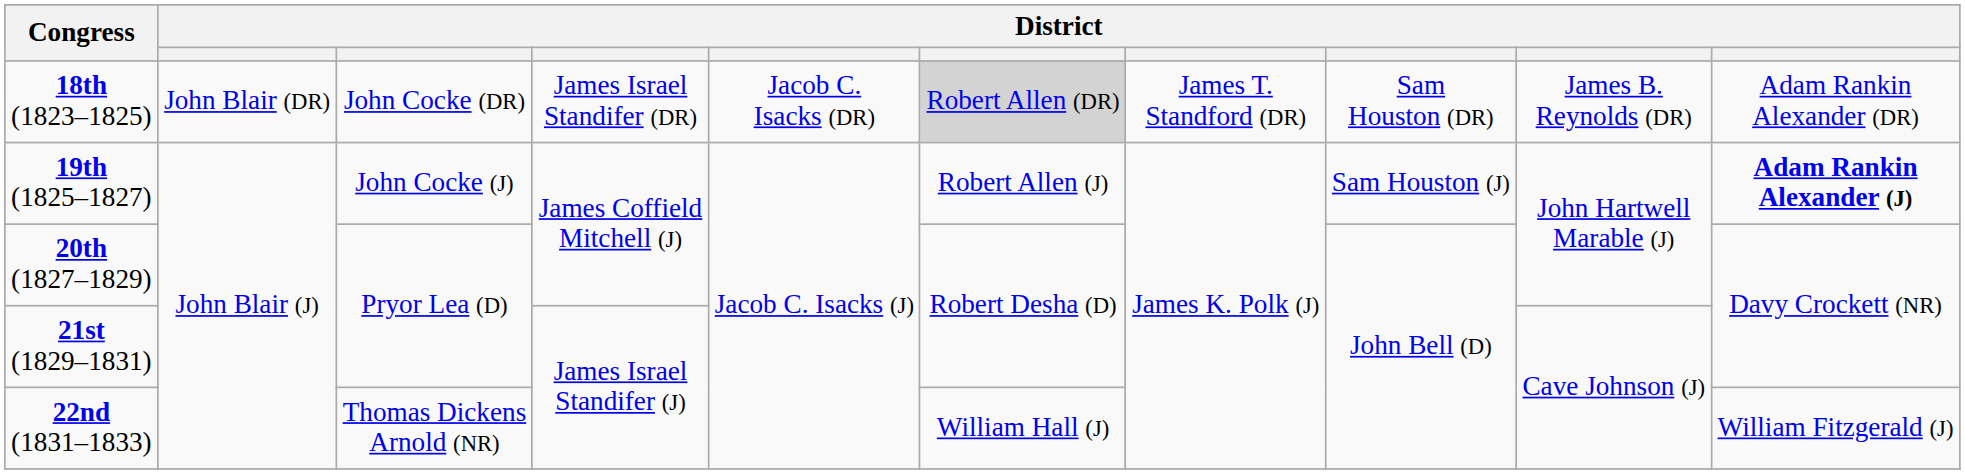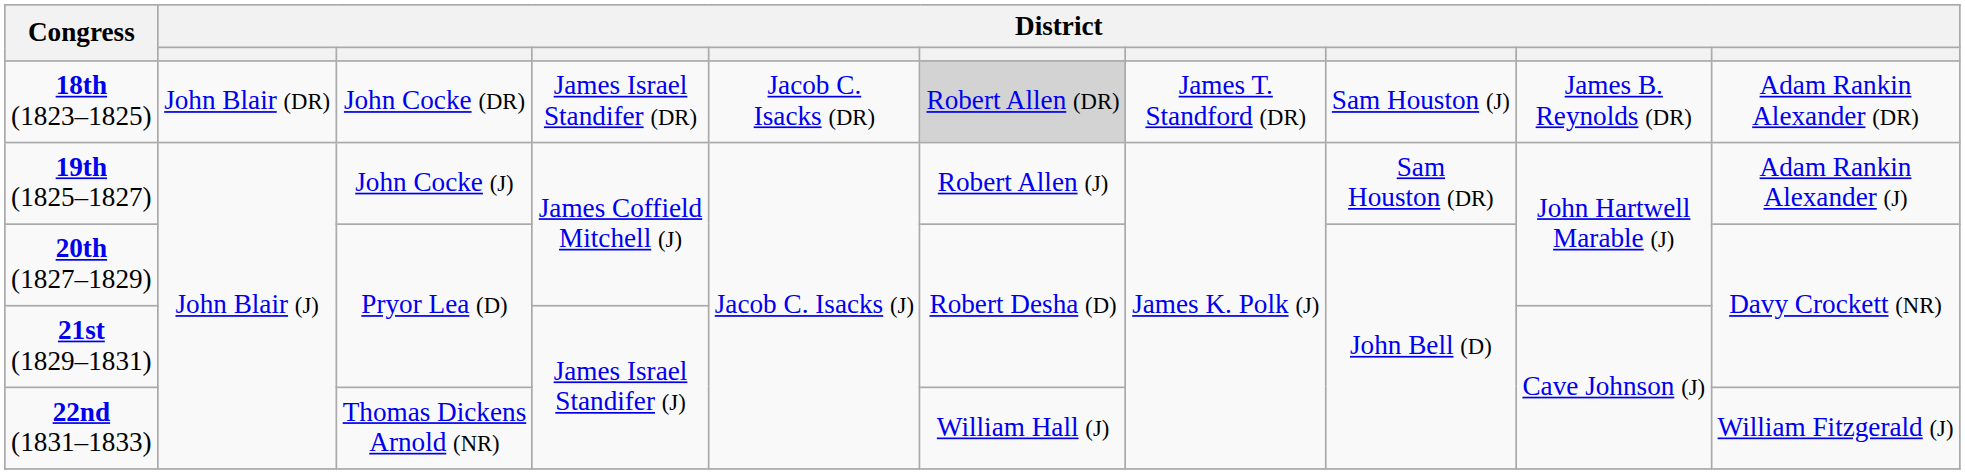(1421, 100) Sam Houston (DR) -> (1421, 100) Sam Houston (J)
(1421, 182) Sam Houston (J) -> (1421, 182) Sam Houston (DR)
(1836, 182) bold -> (1836, 182) normal
